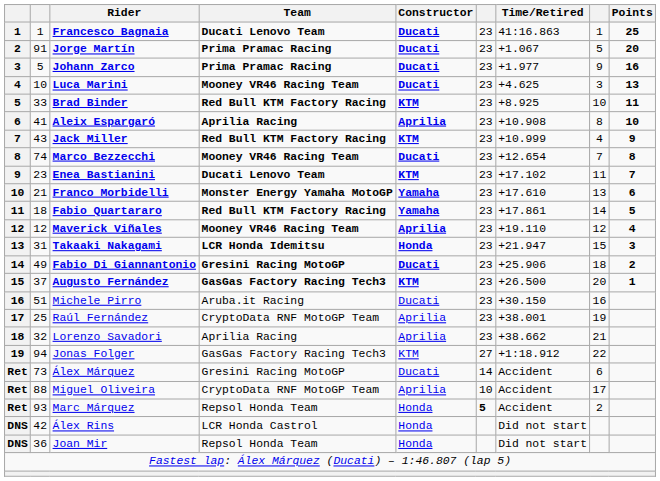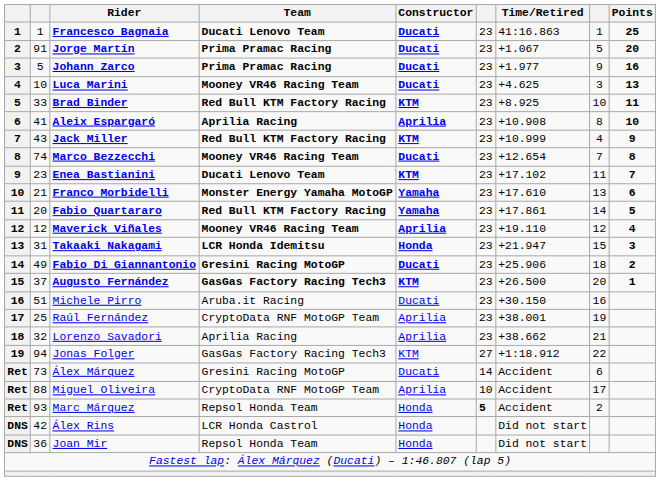(40, 211) 18 -> (40, 211) 20
